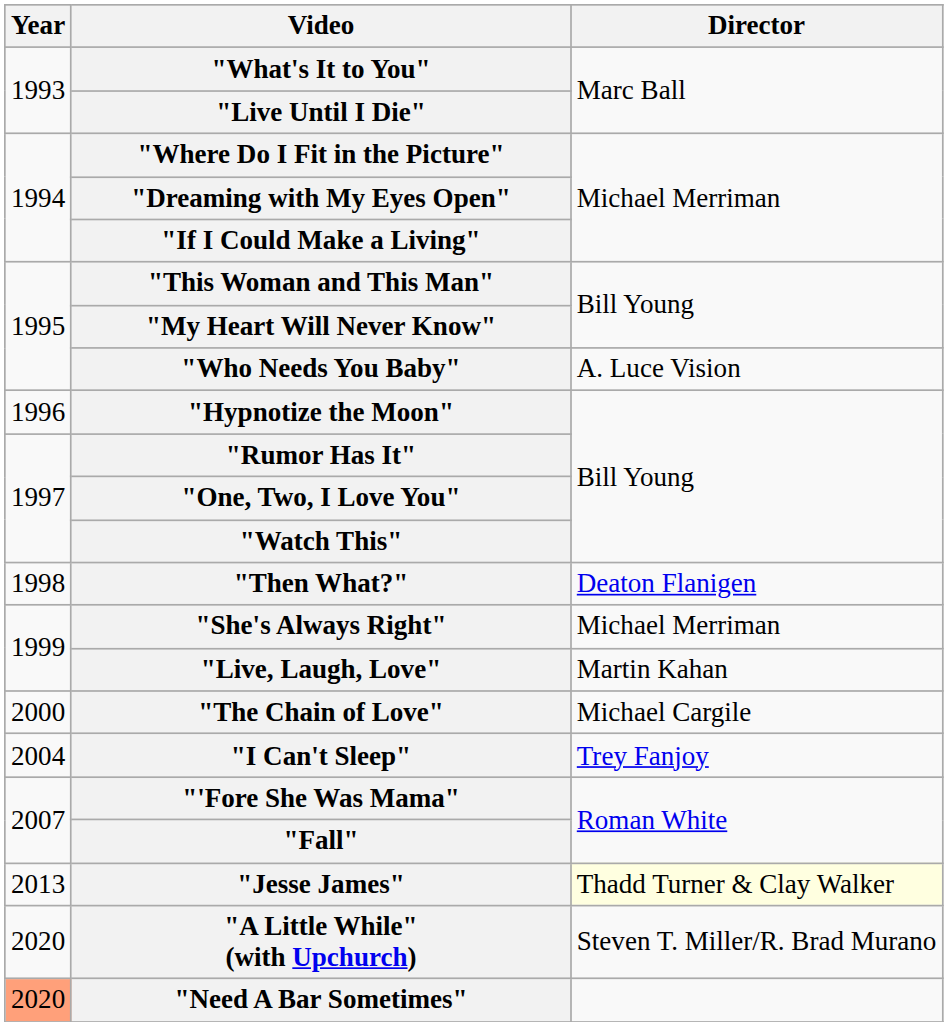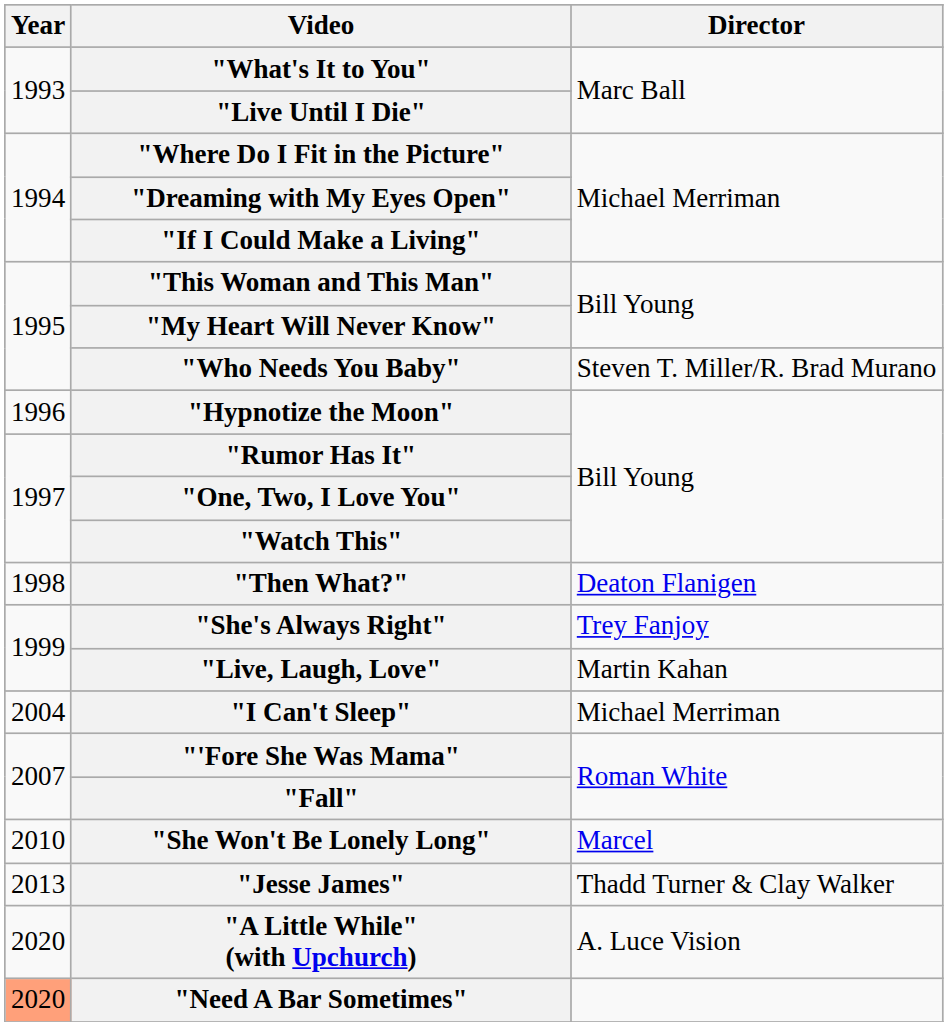(659, 369) A. Luce Vision -> (757, 369) Steven T. Miller/R. Brad Murano
(679, 626) Michael Merriman -> (643, 626) Trey Fanjoy
- row: (321, 712)
(643, 754) Trey Fanjoy -> (679, 712) Michael Merriman
+ row: (321, 840)
(735, 883) lightyellow background -> (735, 883) no background
(757, 941) Steven T. Miller/R. Brad Murano -> (659, 941) A. Luce Vision
